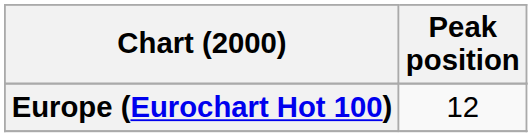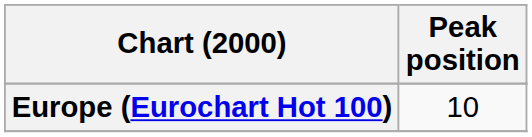(463, 107) 12 -> (463, 107) 10
